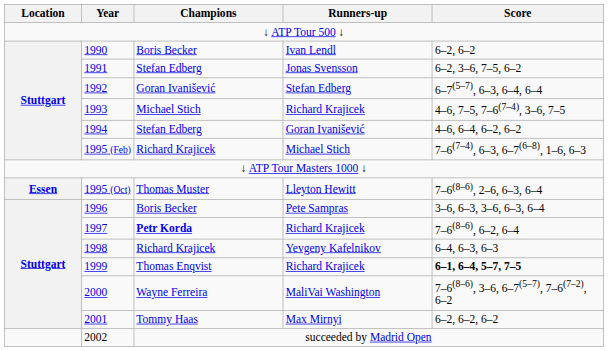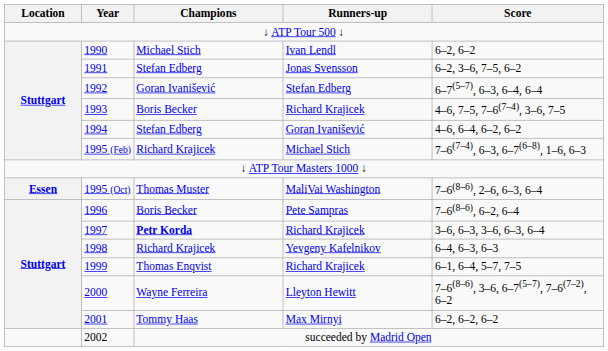(167, 50) Boris Becker -> (168, 50) Michael Stich
(168, 109) Michael Stich -> (167, 109) Boris Becker
(321, 188) Lleyton Hewitt -> (333, 188) MaliVai Washington
(490, 208) 3–6, 6–3, 3–6, 6–3, 6–4 -> (477, 210) 7–6(8–6), 6–2, 6–4
(477, 228) 7–6(8–6), 6–2, 6–4 -> (490, 230) 3–6, 6–3, 3–6, 6–3, 6–4
(478, 266) bold -> (478, 266) normal
(333, 293) MaliVai Washington -> (321, 293) Lleyton Hewitt
